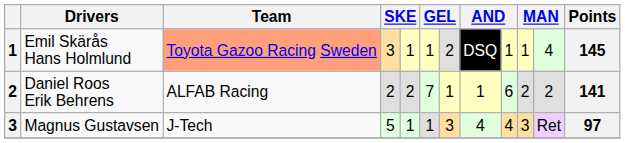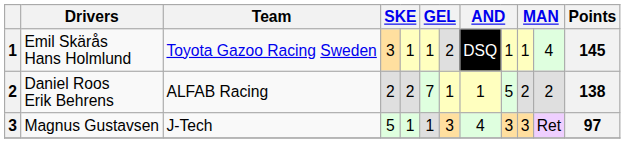(272, 50) lightsalmon background -> (272, 50) no background
(509, 92) 6 -> (509, 92) 5
(592, 92) 141 -> (592, 92) 138
(509, 125) 4 -> (509, 125) 3
